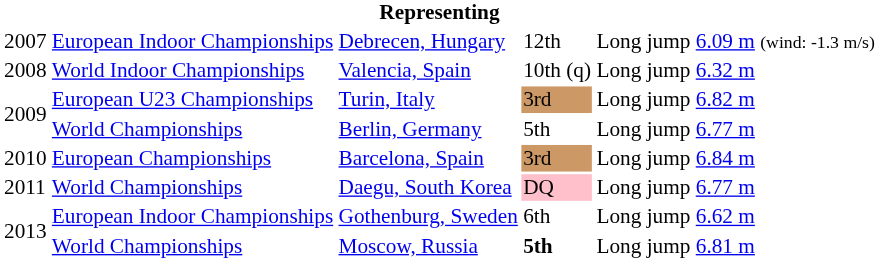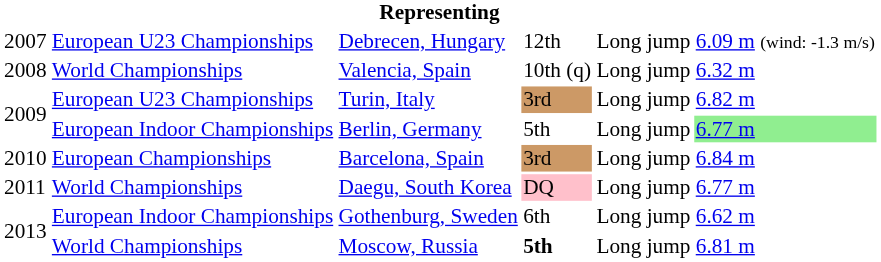(193, 41) European Indoor Championships -> (182, 41) European U23 Championships
(178, 70) World Indoor Championships -> (147, 70) World Championships
(147, 128) World Championships -> (193, 128) European Indoor Championships
(725, 128) no background -> (725, 128) lightgreen background
